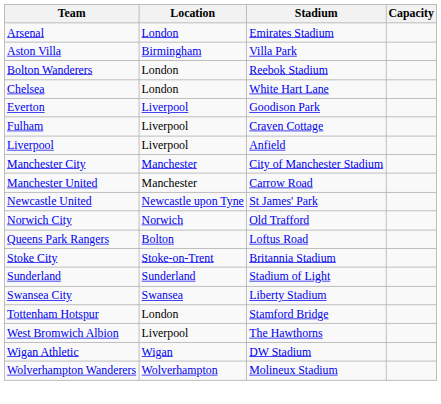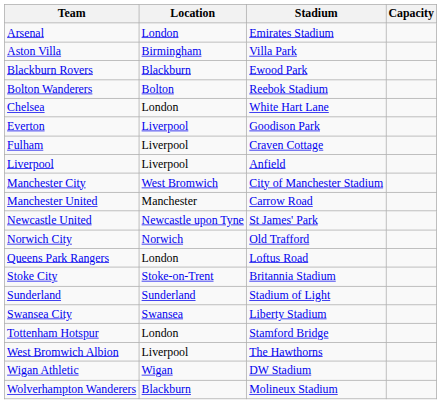+ row: (50, 70)
(160, 70) London -> (158, 88) Bolton
(169, 164) Manchester -> (180, 182) West Bromwich
(158, 239) Bolton -> (160, 257) London
(180, 370) Wolverhampton -> (166, 389) Blackburn
